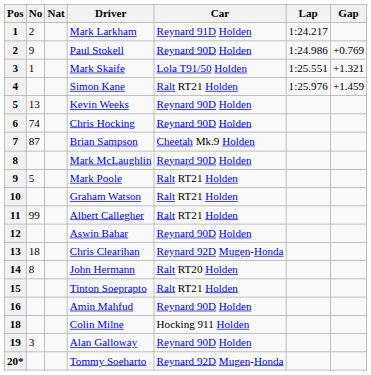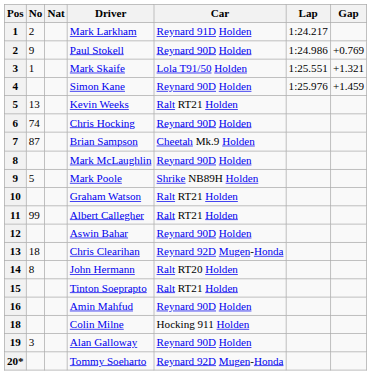(197, 87) Ralt RT21 Holden -> (204, 87) Reynard 90D Holden
(204, 105) Reynard 90D Holden -> (197, 105) Ralt RT21 Holden
(197, 178) Ralt RT21 Holden -> (207, 178) Shrike NB89H Holden
